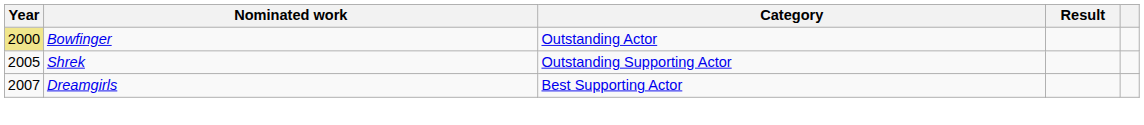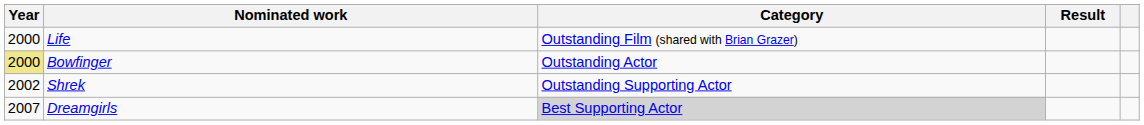+ row: (59, 39)
(24, 62) 2005 -> (24, 85) 2002
(612, 85) no background -> (612, 108) lightgrey background
